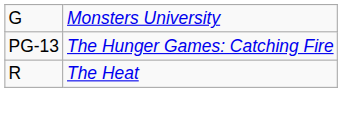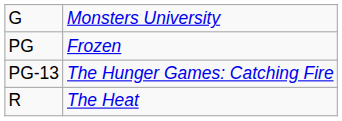+ row: (21, 45)
